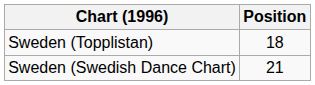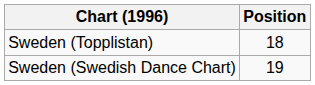(275, 67) 21 -> (275, 67) 19
